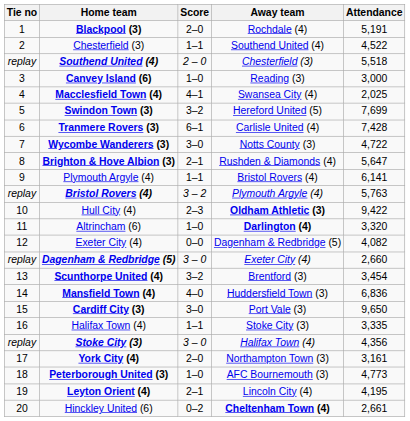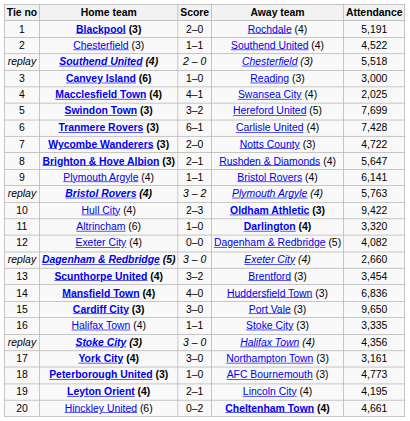(195, 144) 3–0 -> (195, 144) 2–0
(195, 359) 2–0 -> (195, 359) 3–0
(374, 408) 2,661 -> (374, 408) 4,661
